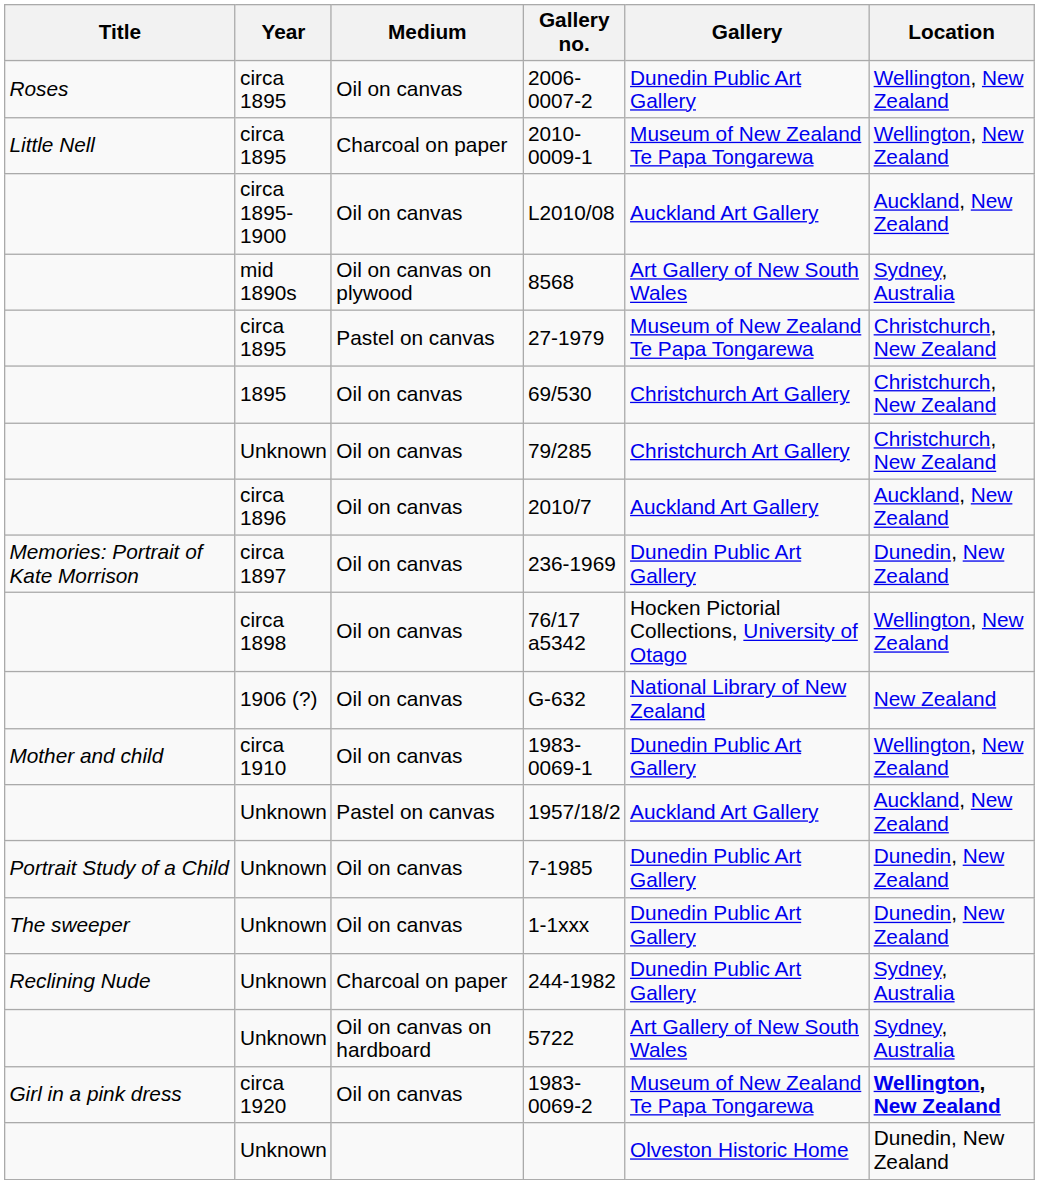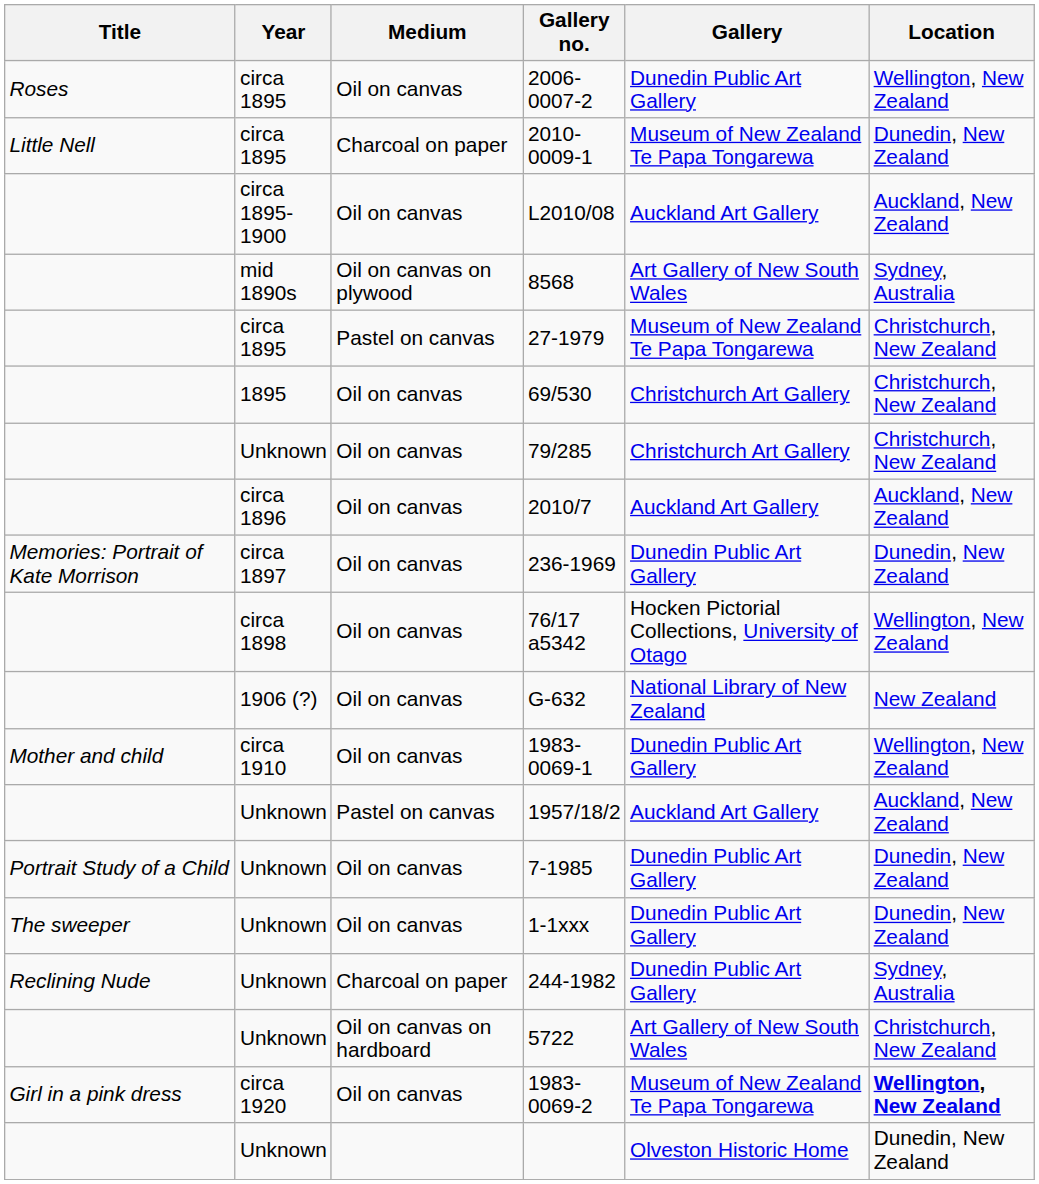(949, 145) Wellington, New Zealand -> (939, 145) Dunedin, New Zealand
(914, 1038) Sydney, Australia -> (935, 1038) Christchurch, New Zealand
